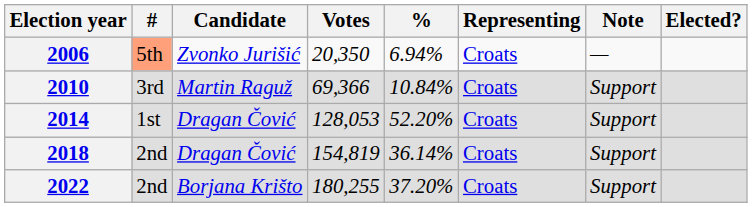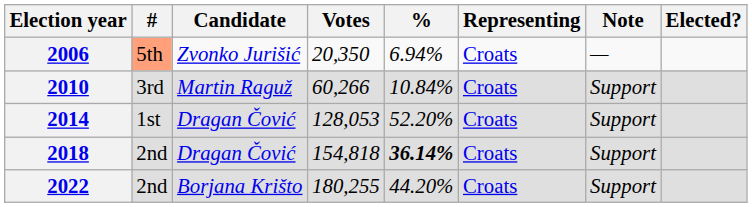(341, 86) 69,366 -> (341, 86) 60,266
(346, 152) 154,819 -> (346, 152) 154,818
(421, 152) normal -> (421, 152) bold
(421, 185) 37.20% -> (421, 185) 44.20%
